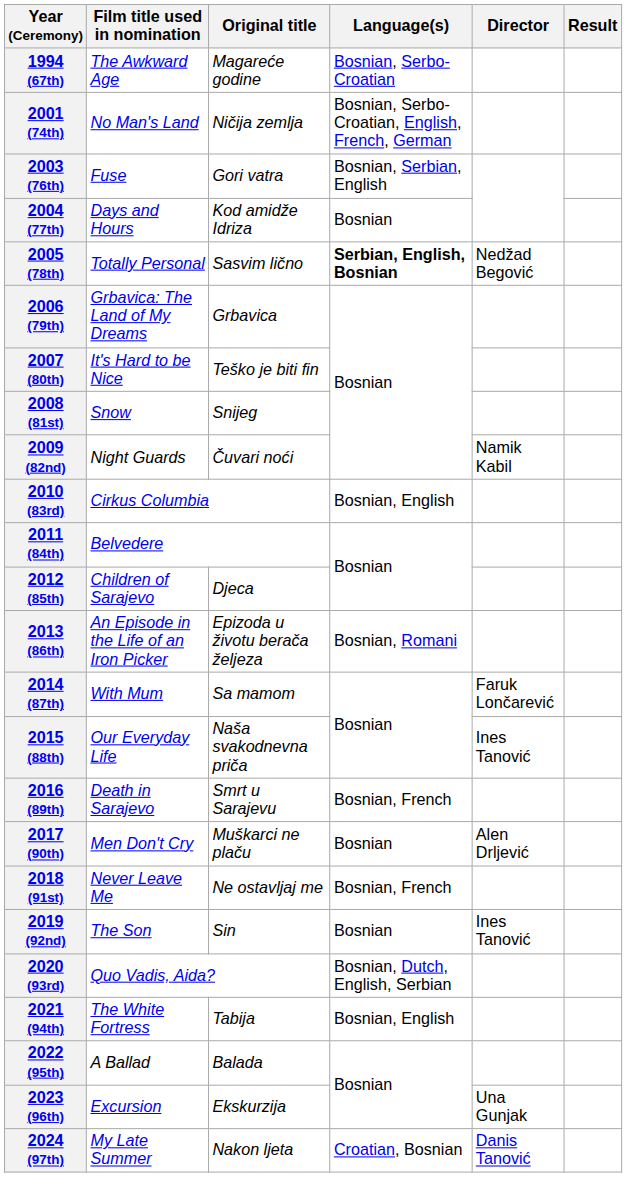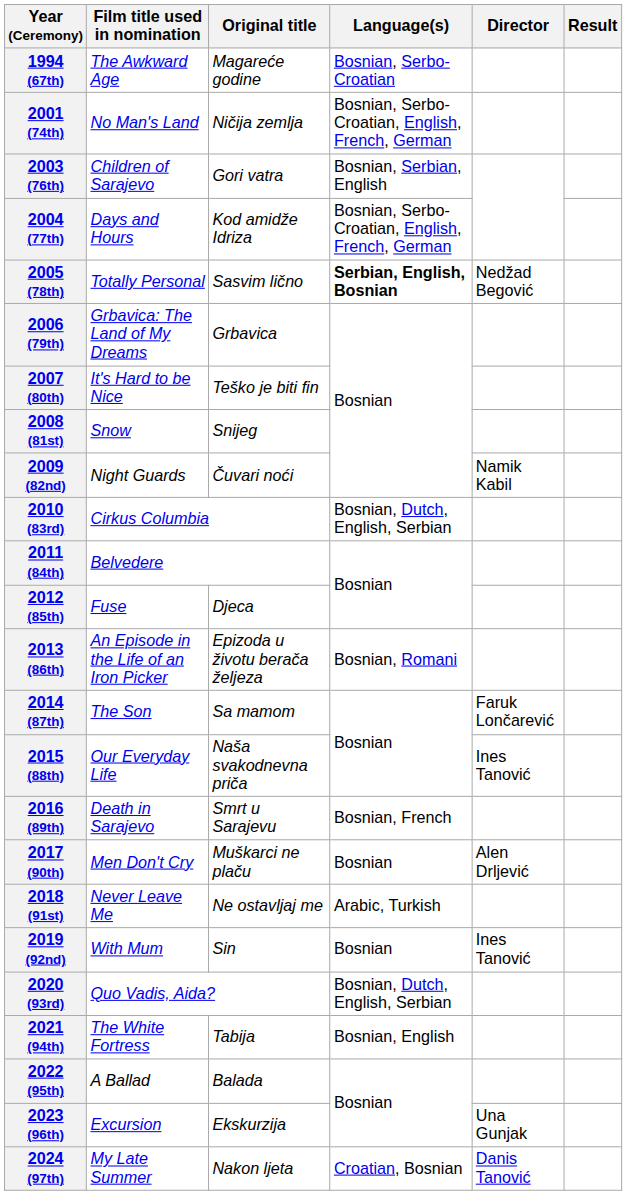(108, 176) Fuse -> (130, 176) Children of Sarajevo
(363, 219) Bosnian -> (398, 228) Bosnian, Serbo-Croatian, English, French, German
(394, 500) Bosnian, English -> (393, 519) Bosnian, Dutch, English, Serbian
(130, 588) Children of Sarajevo -> (108, 606) Fuse
(127, 694) With Mum -> (121, 712) The Son
(393, 887) Bosnian, French -> (387, 905) Arabic, Turkish
(121, 931) The Son -> (127, 949) With Mum
